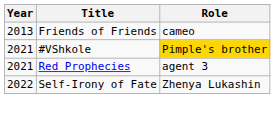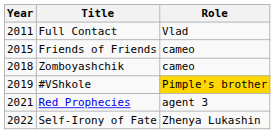+ row: (78, 31)
(20, 31) 2013 -> (20, 49) 2015
+ row: (81, 67)
(20, 49) 2021 -> (20, 85) 2019
